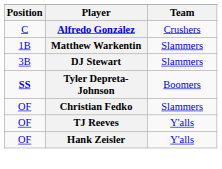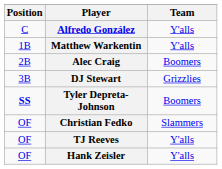(182, 29) Crushers -> (182, 29) Y'alls
(182, 45) Slammers -> (182, 45) Y'alls
+ row: (96, 62)
(182, 62) Slammers -> (182, 78) Grizzlies
